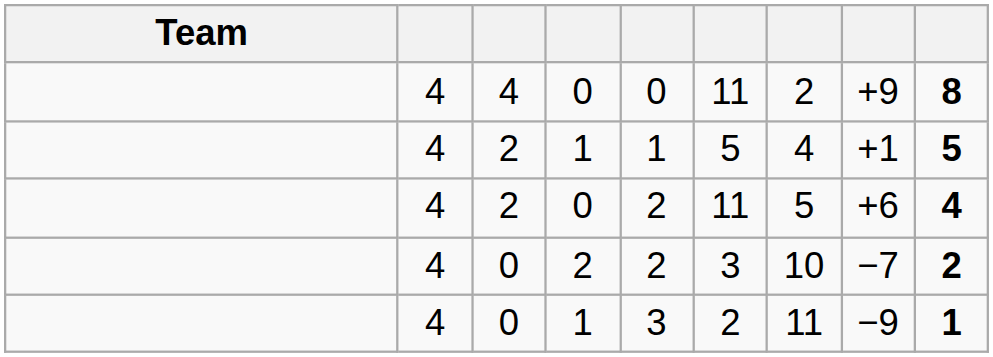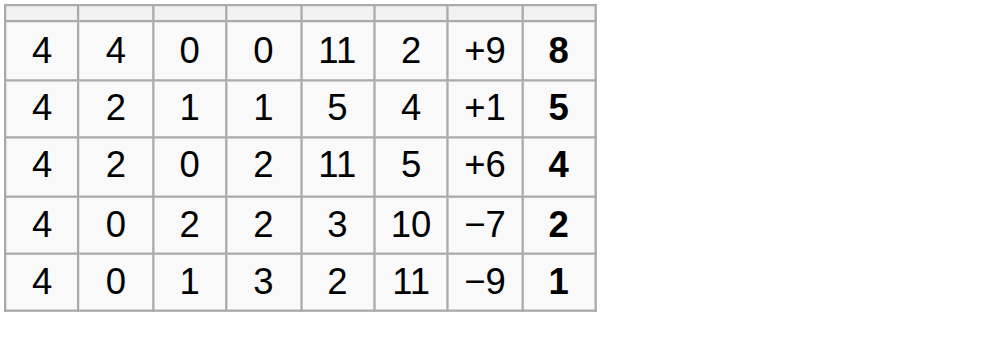- column: (202, 33)
